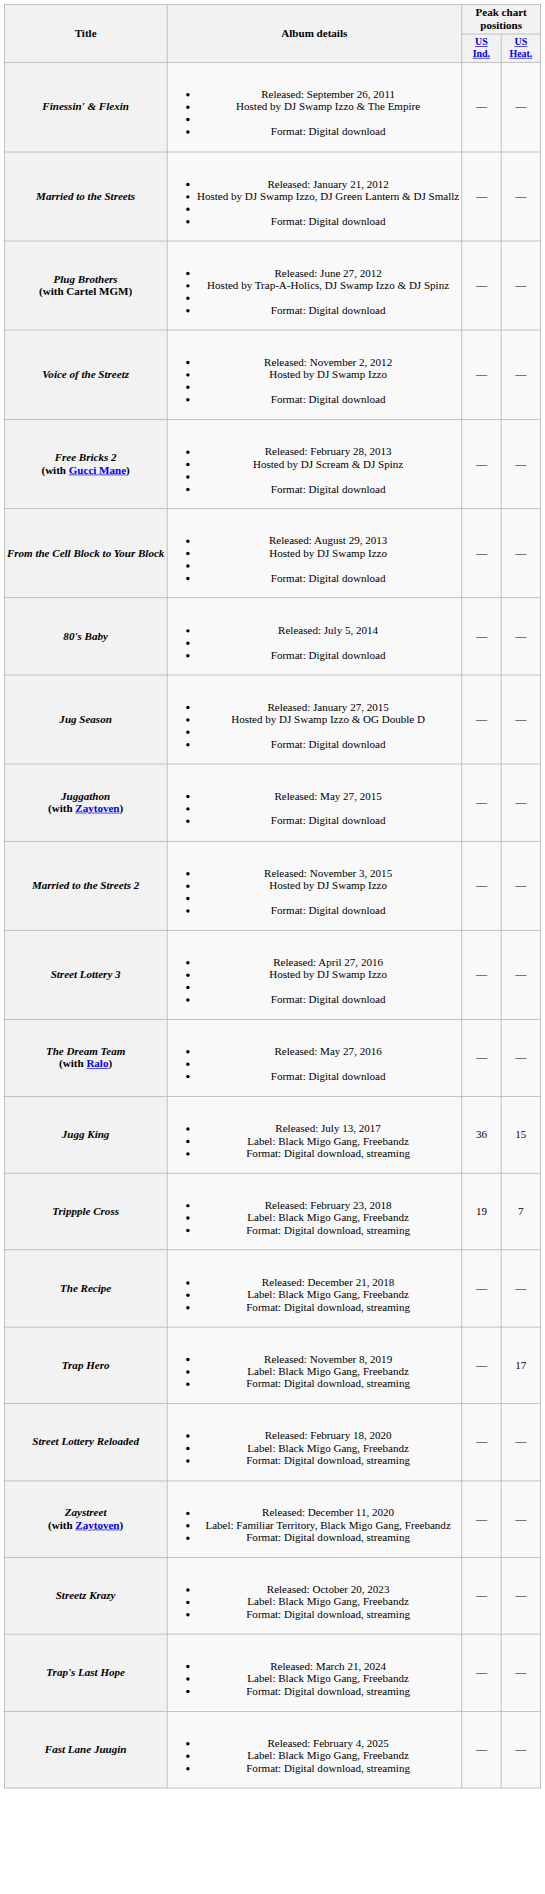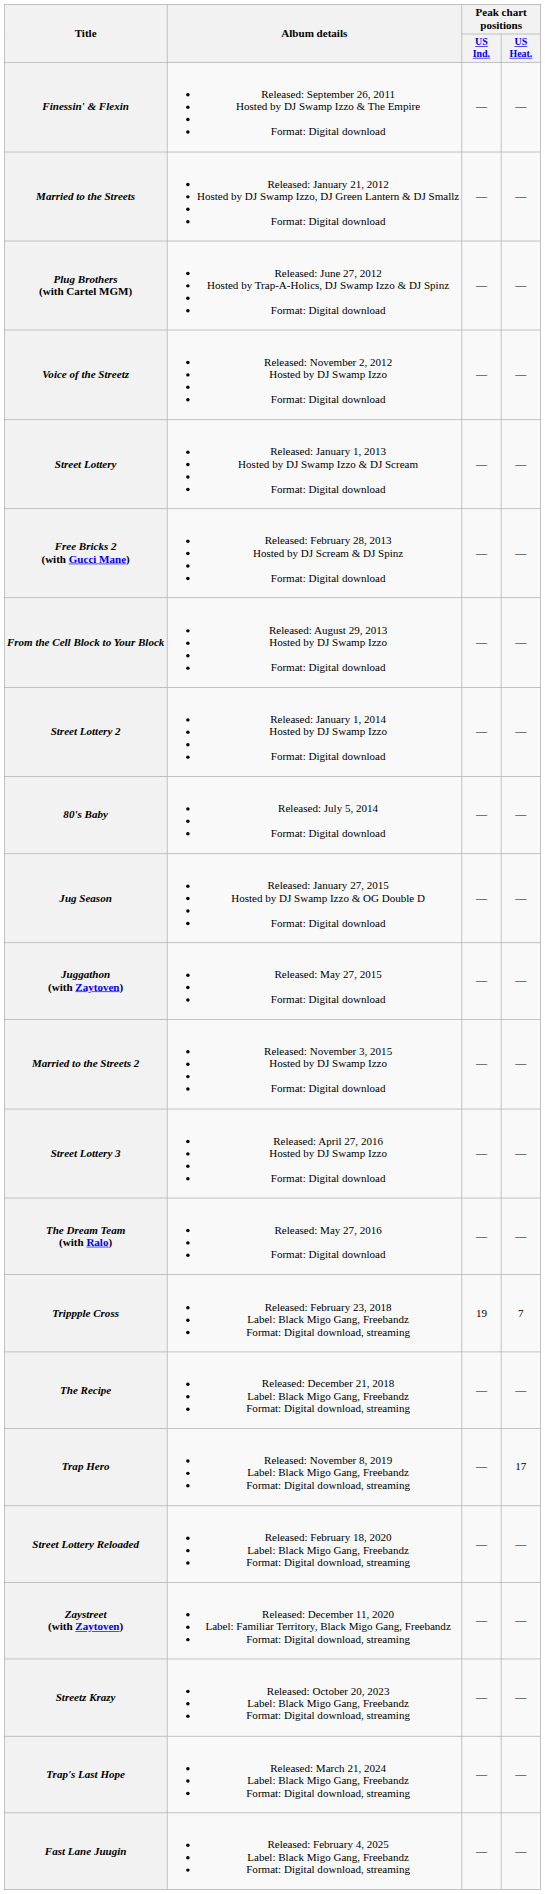+ row: (86, 464)
+ row: (86, 732)
- row: (86, 1134)
